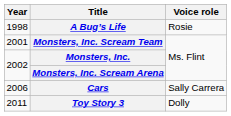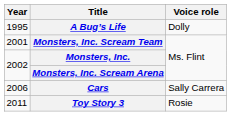(17, 27) 1998 -> (17, 27) 1995
(180, 27) Rosie -> (179, 27) Dolly
(179, 103) Dolly -> (180, 103) Rosie
